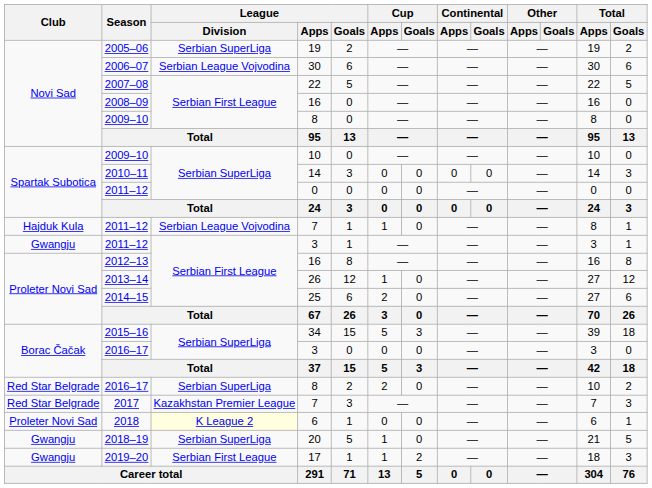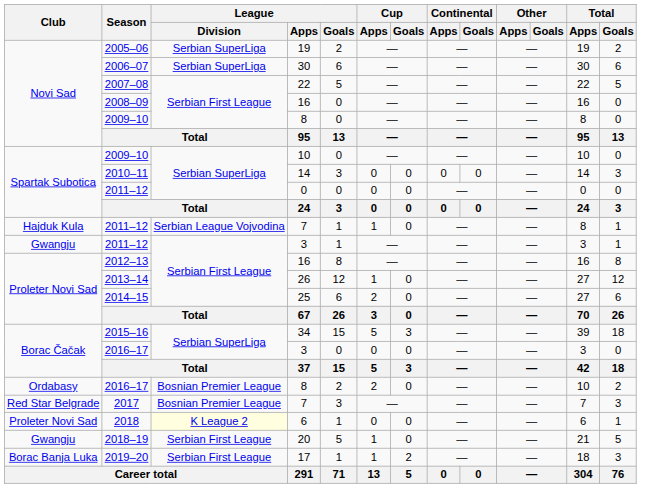(224, 67) Serbian League Vojvodina -> (219, 67) Serbian SuperLiga
(53, 386) Red Star Belgrade -> (53, 386) Ordabasy
(224, 386) Serbian SuperLiga -> (219, 386) Bosnian Premier League
(224, 404) Kazakhstan Premier League -> (219, 404) Bosnian Premier League
(224, 440) Serbian SuperLiga -> (219, 440) Serbian First League
(53, 457) Gwangju -> (53, 457) Borac Banja Luka
